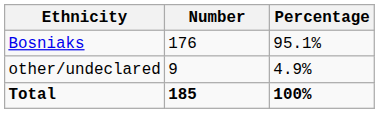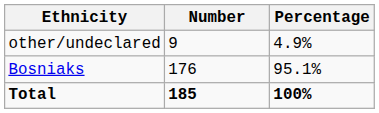rows swapped: (46, 43) <-> (85, 69)
